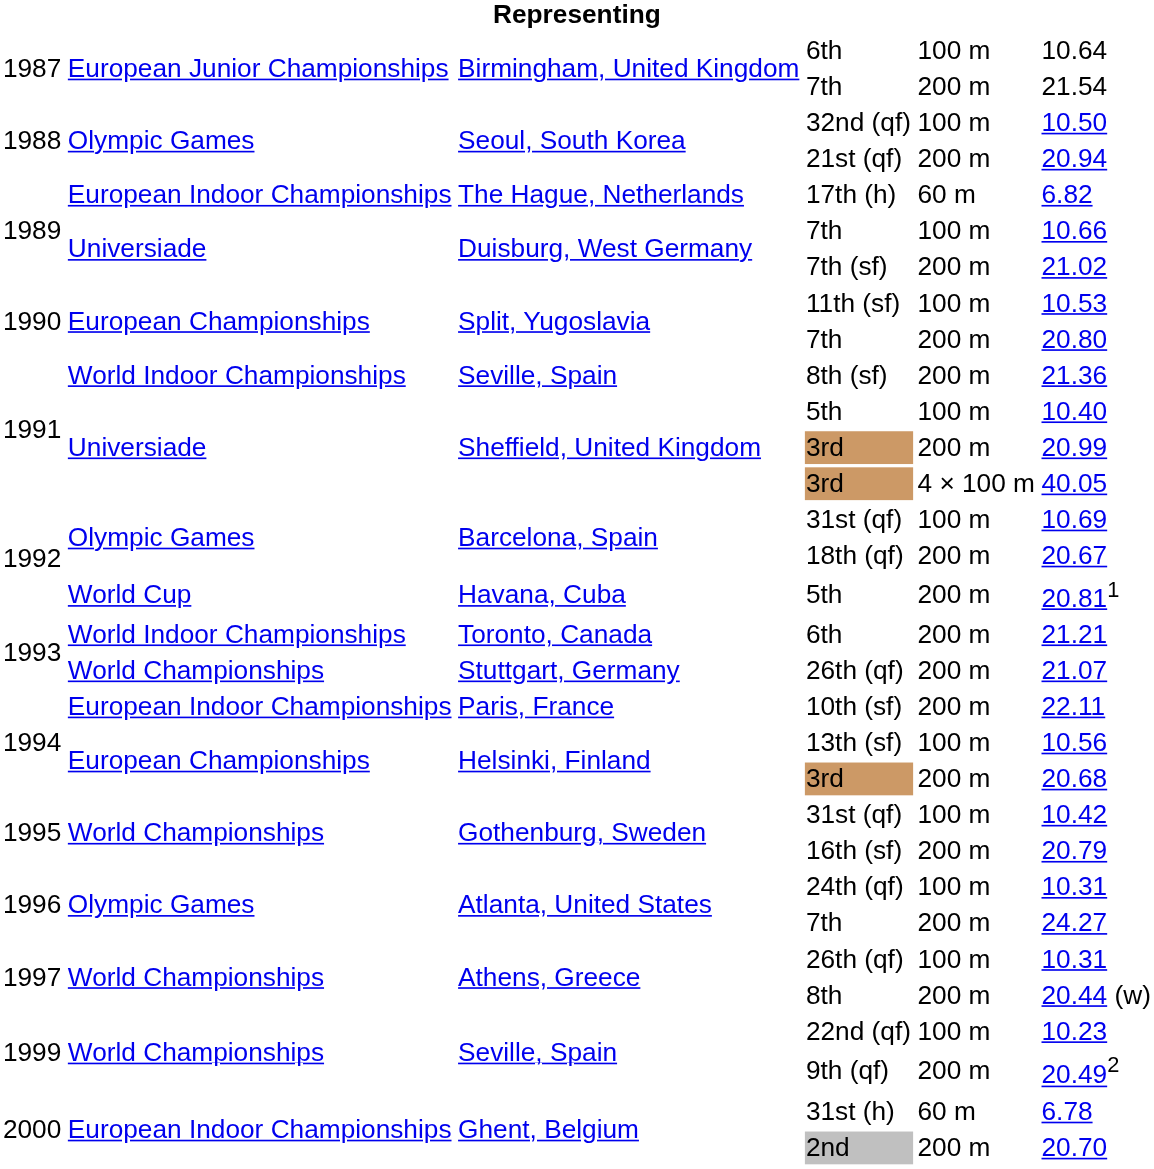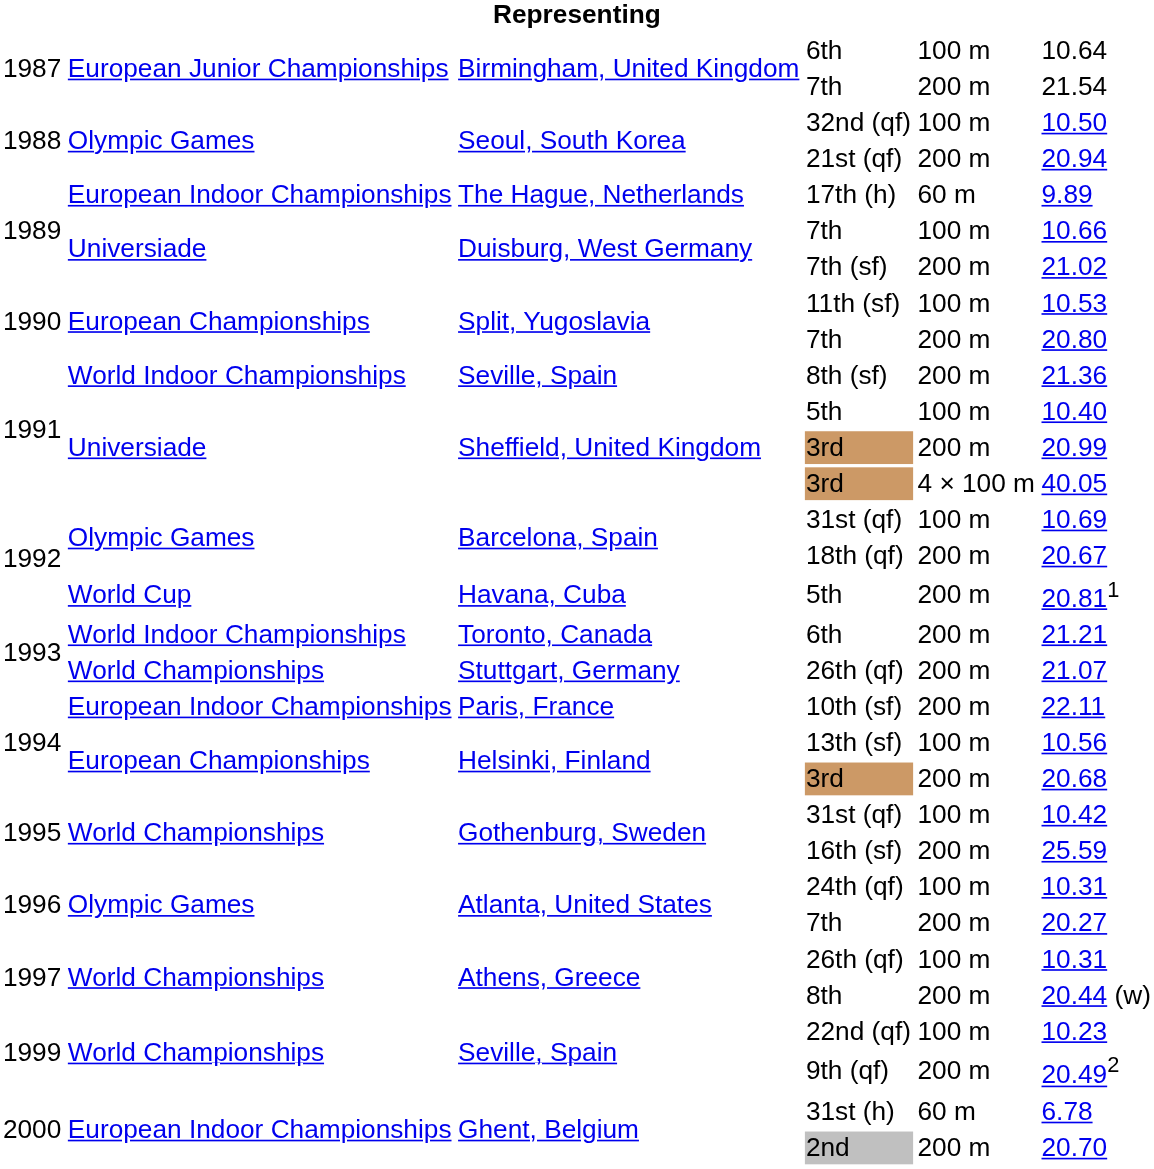(1067, 194) 6.82 -> (1067, 194) 9.89
(1074, 851) 20.79 -> (1074, 851) 25.59
(1074, 923) 24.27 -> (1074, 923) 20.27
